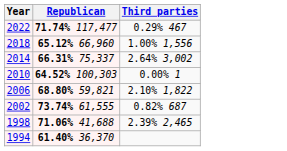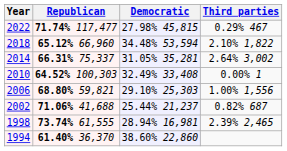+ column: (160, 13)
(160, 44) 1.00% 1,556 -> (241, 44) 2.10% 1,822
(160, 91) 2.10% 1,822 -> (241, 91) 1.00% 1,556
(76, 107) 73.74% 61,555 -> (76, 107) 71.06% 41,688
(76, 123) 71.06% 41,688 -> (76, 123) 73.74% 61,555
